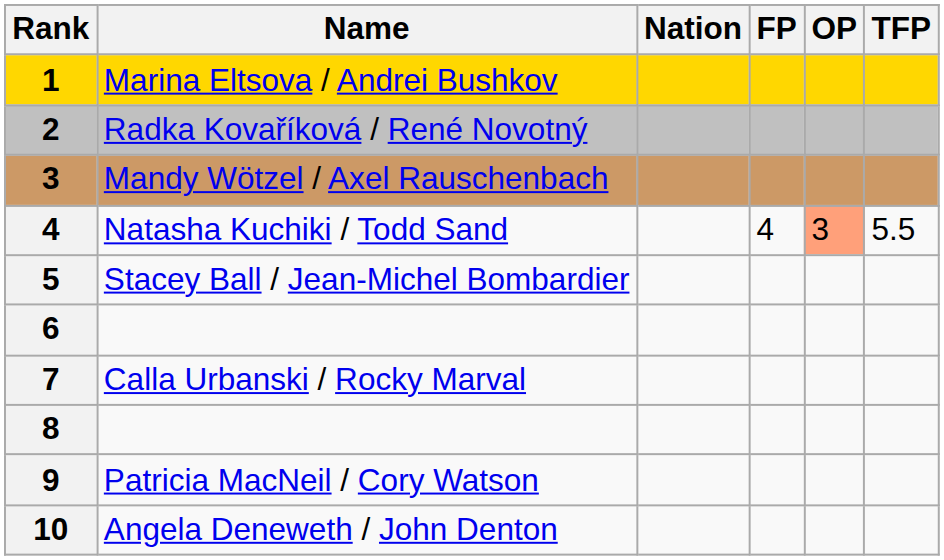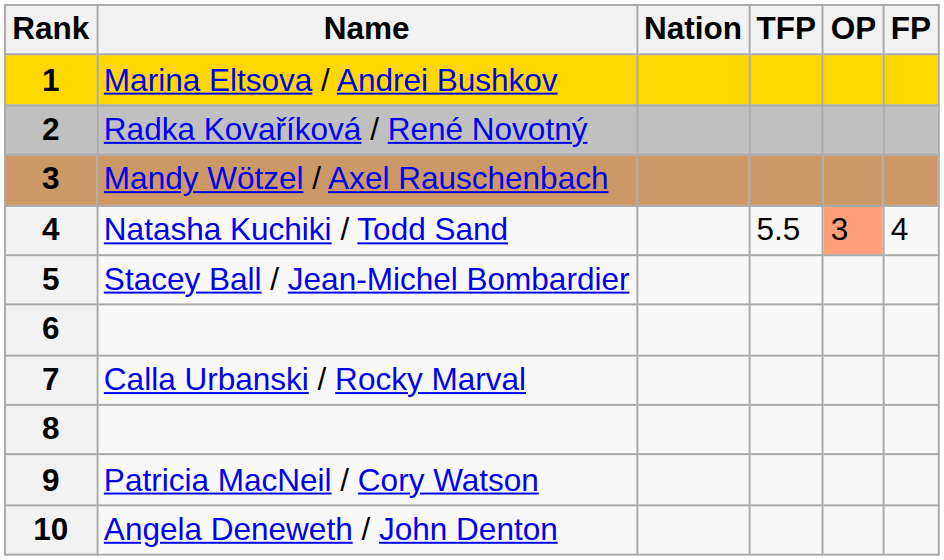columns swapped: (901, 29) <-> (777, 29)
